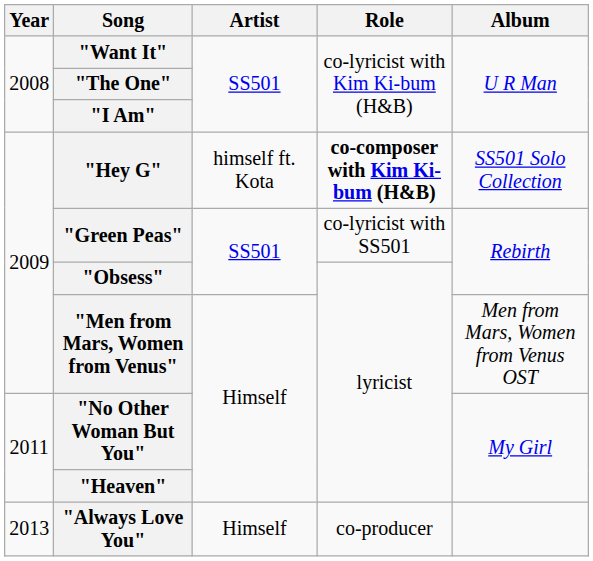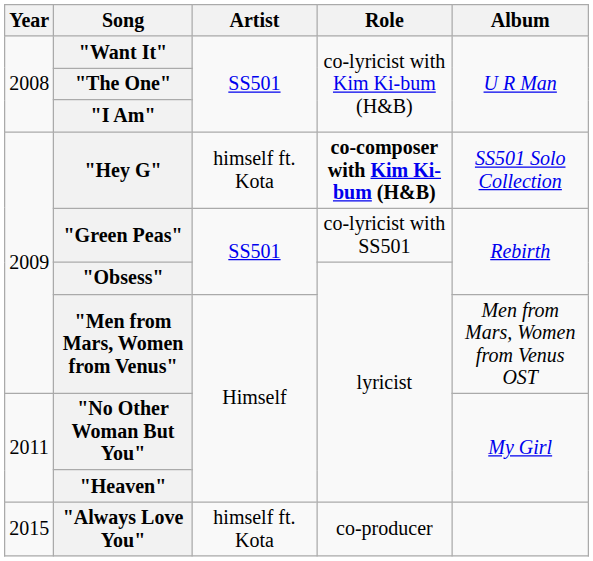(29, 528) 2013 -> (29, 528) 2015
(254, 528) Himself -> (254, 528) himself ft. Kota
